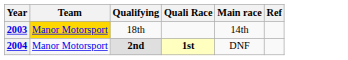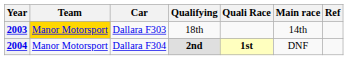+ column: (139, 13)
